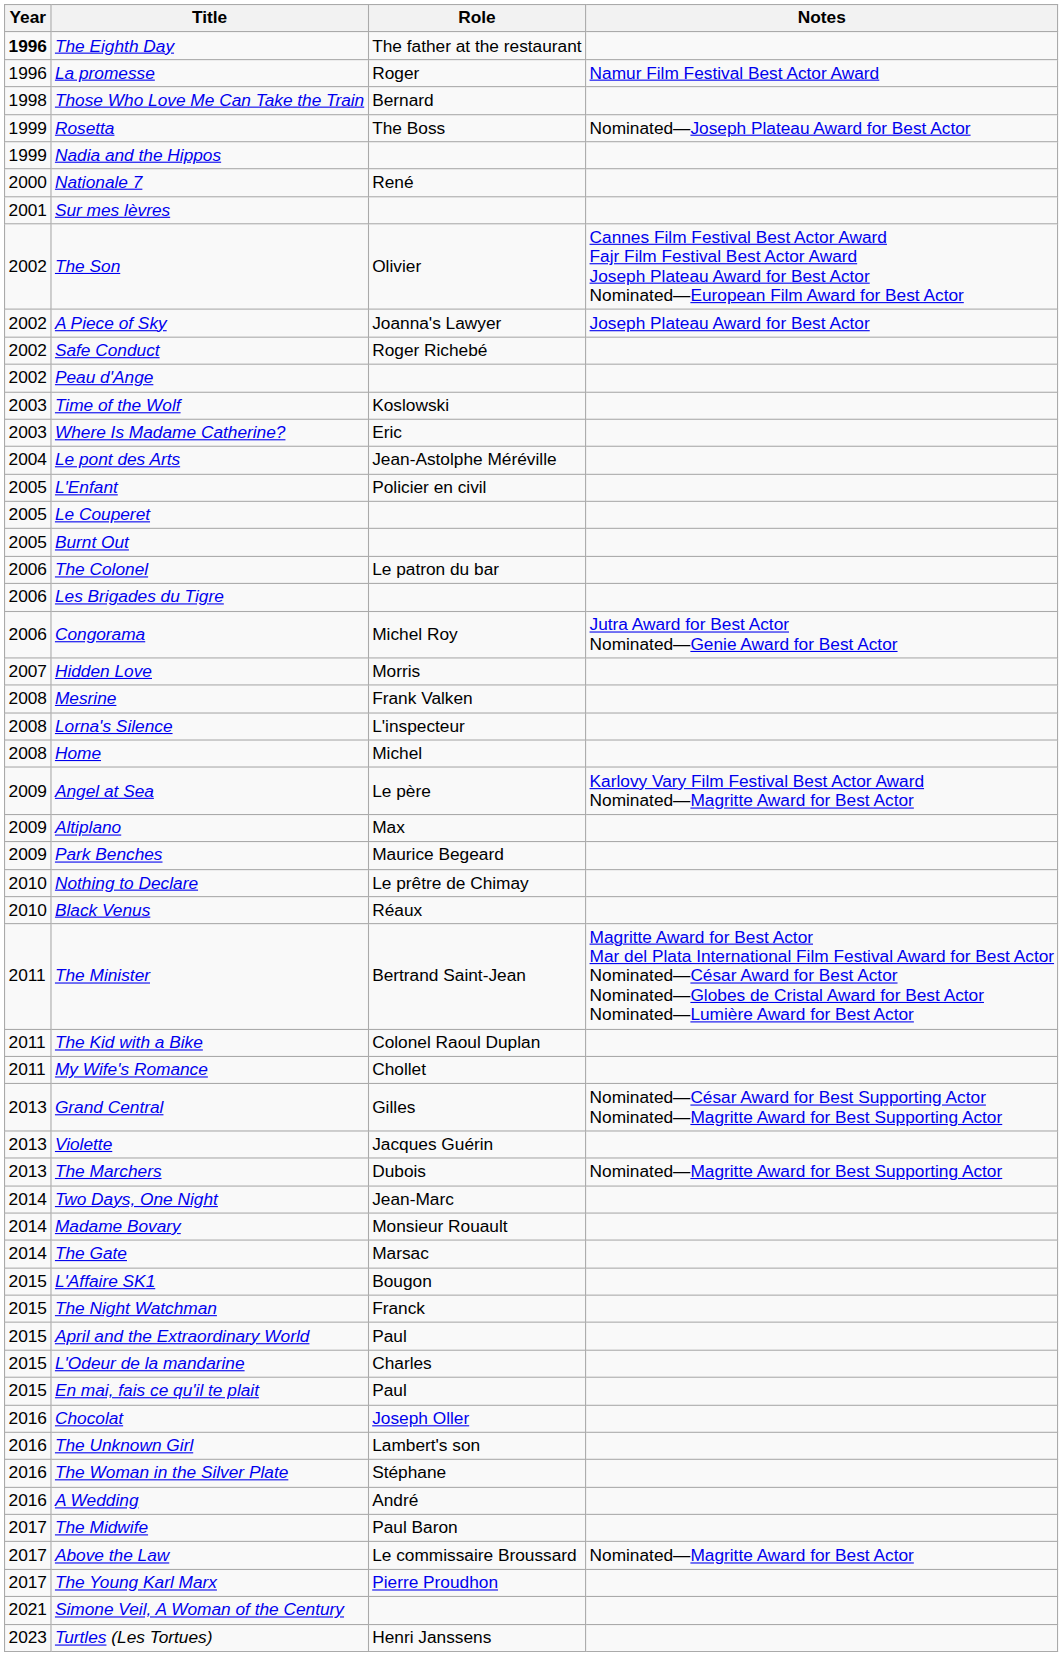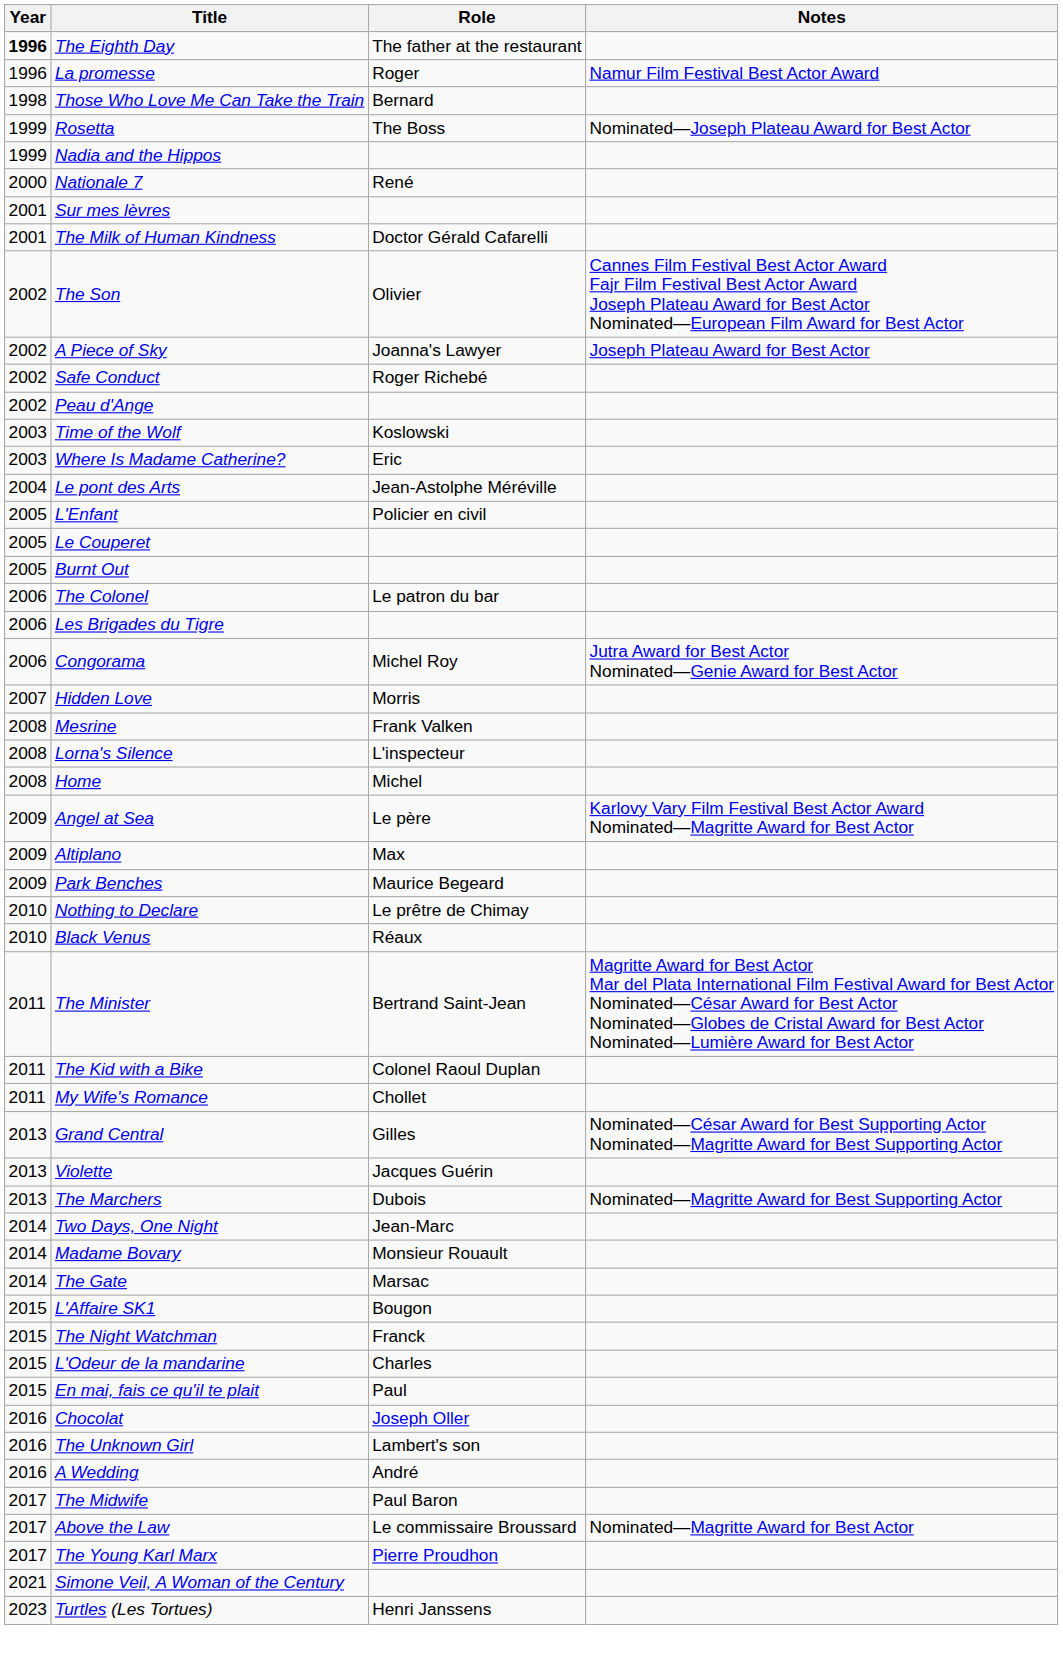+ row: (165, 237)
- row: (182, 1336)
- row: (172, 1473)
